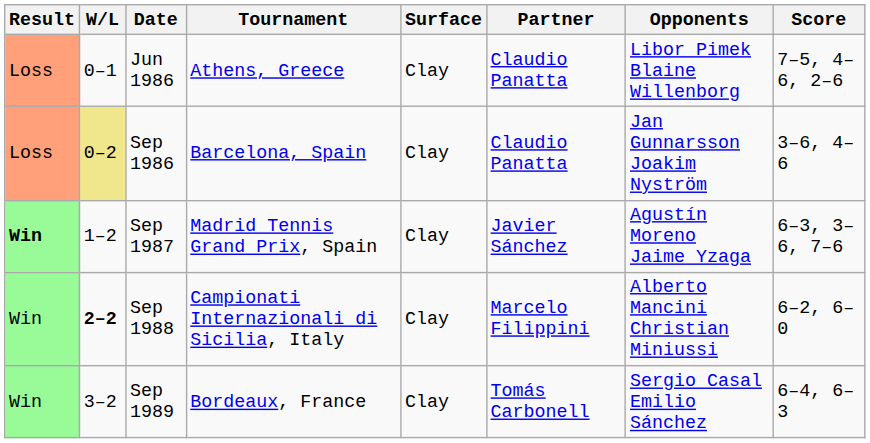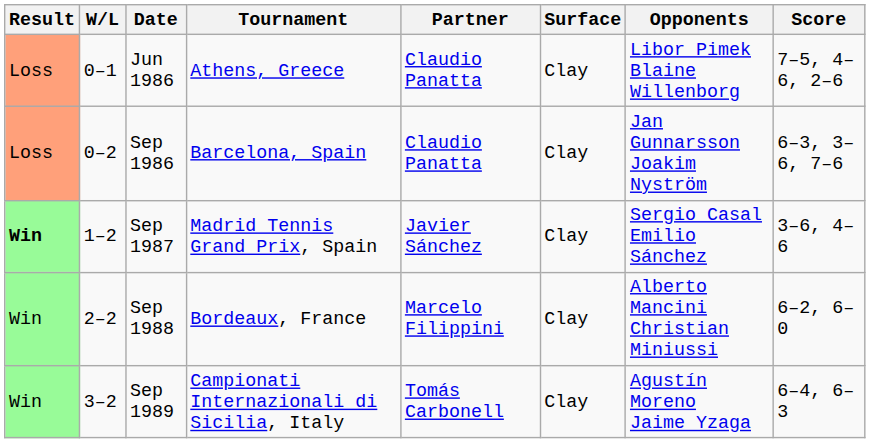columns swapped: (443, 20) <-> (556, 20)
(100, 153) khaki background -> (100, 153) no background
(816, 153) 3–6, 4–6 -> (816, 153) 6–3, 3–6, 7–6
(690, 236) Agustín Moreno Jaime Yzaga -> (696, 236) Sergio Casal Emilio Sánchez
(816, 236) 6–3, 3–6, 7–6 -> (816, 236) 3–6, 4–6
(100, 319) bold -> (100, 319) normal
(284, 319) Campionati Internazionali di Sicilia, Italy -> (278, 319) Bordeaux, France
(278, 402) Bordeaux, France -> (284, 402) Campionati Internazionali di Sicilia, Italy
(696, 402) Sergio Casal Emilio Sánchez -> (690, 402) Agustín Moreno Jaime Yzaga
